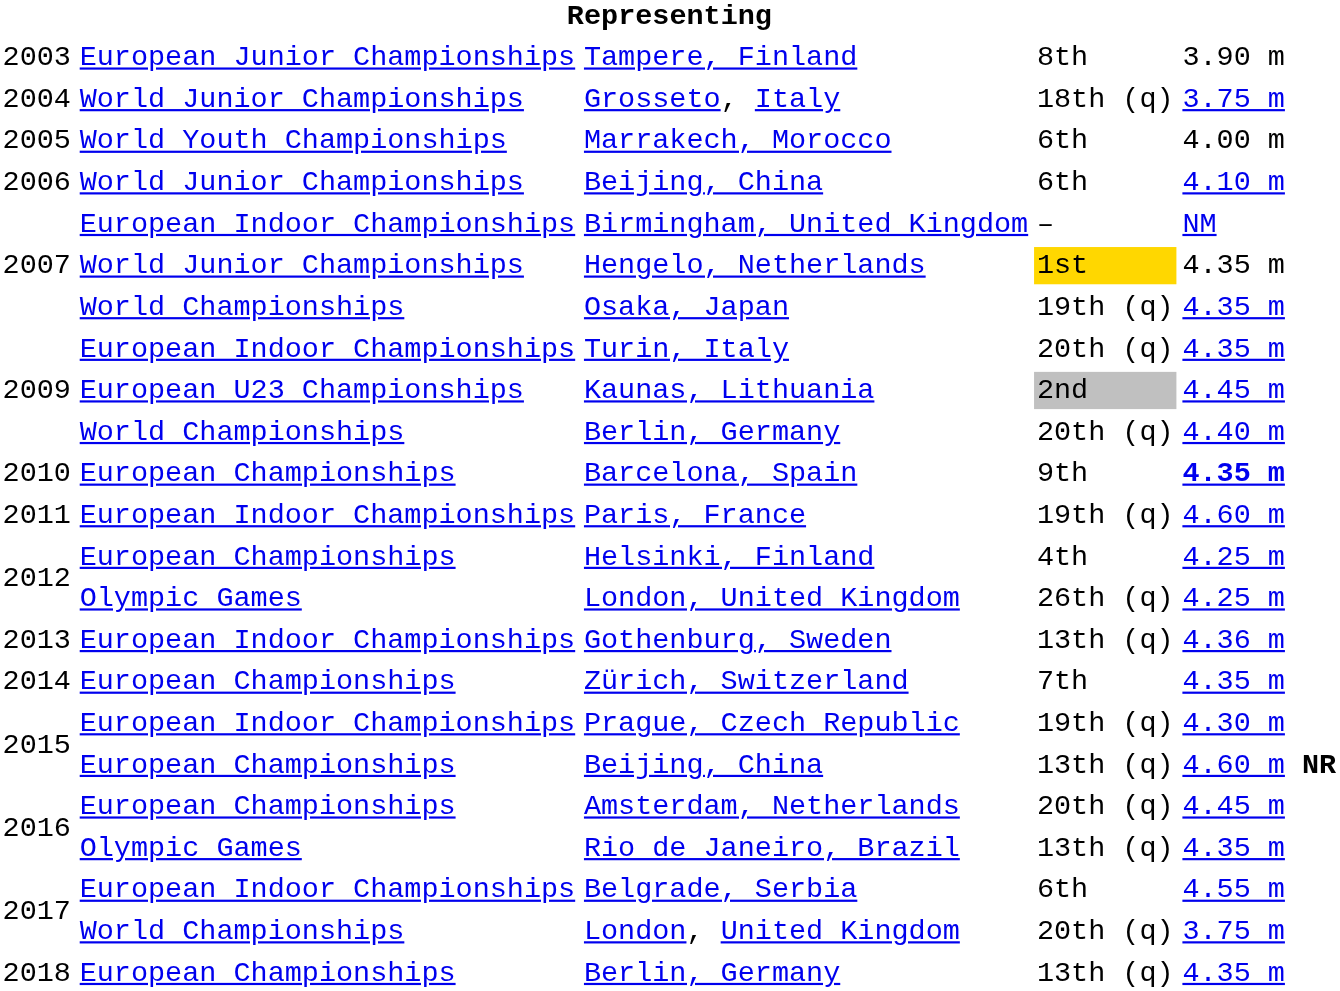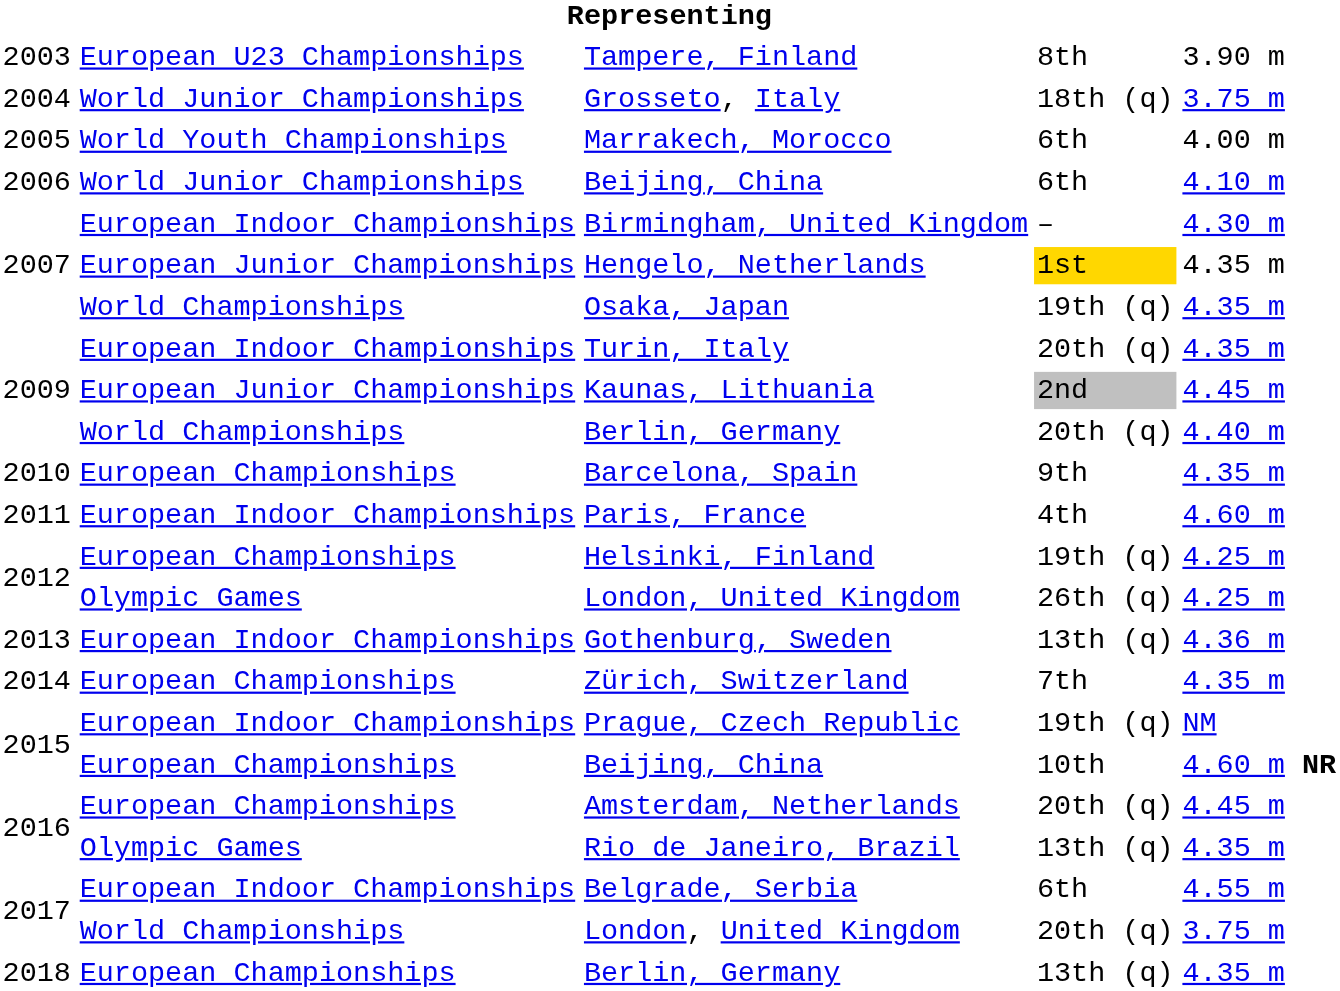(327, 58) European Junior Championships -> (302, 58) European U23 Championships
(1199, 224) NM -> (1234, 224) 4.30 m
(302, 266) World Junior Championships -> (327, 266) European Junior Championships
(302, 390) European U23 Championships -> (327, 390) European Junior Championships
(1234, 474) bold -> (1234, 474) normal
(1105, 515) 19th (q) -> (1063, 515) 4th
(1063, 557) 4th -> (1105, 557) 19th (q)
(1234, 723) 4.30 m -> (1199, 723) NM
(1105, 765) 13th (q) -> (1071, 765) 10th
